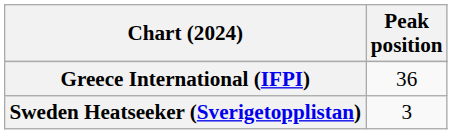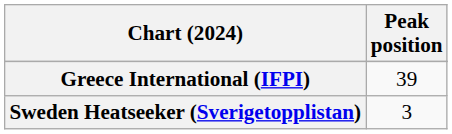(407, 78) 36 -> (407, 78) 39
